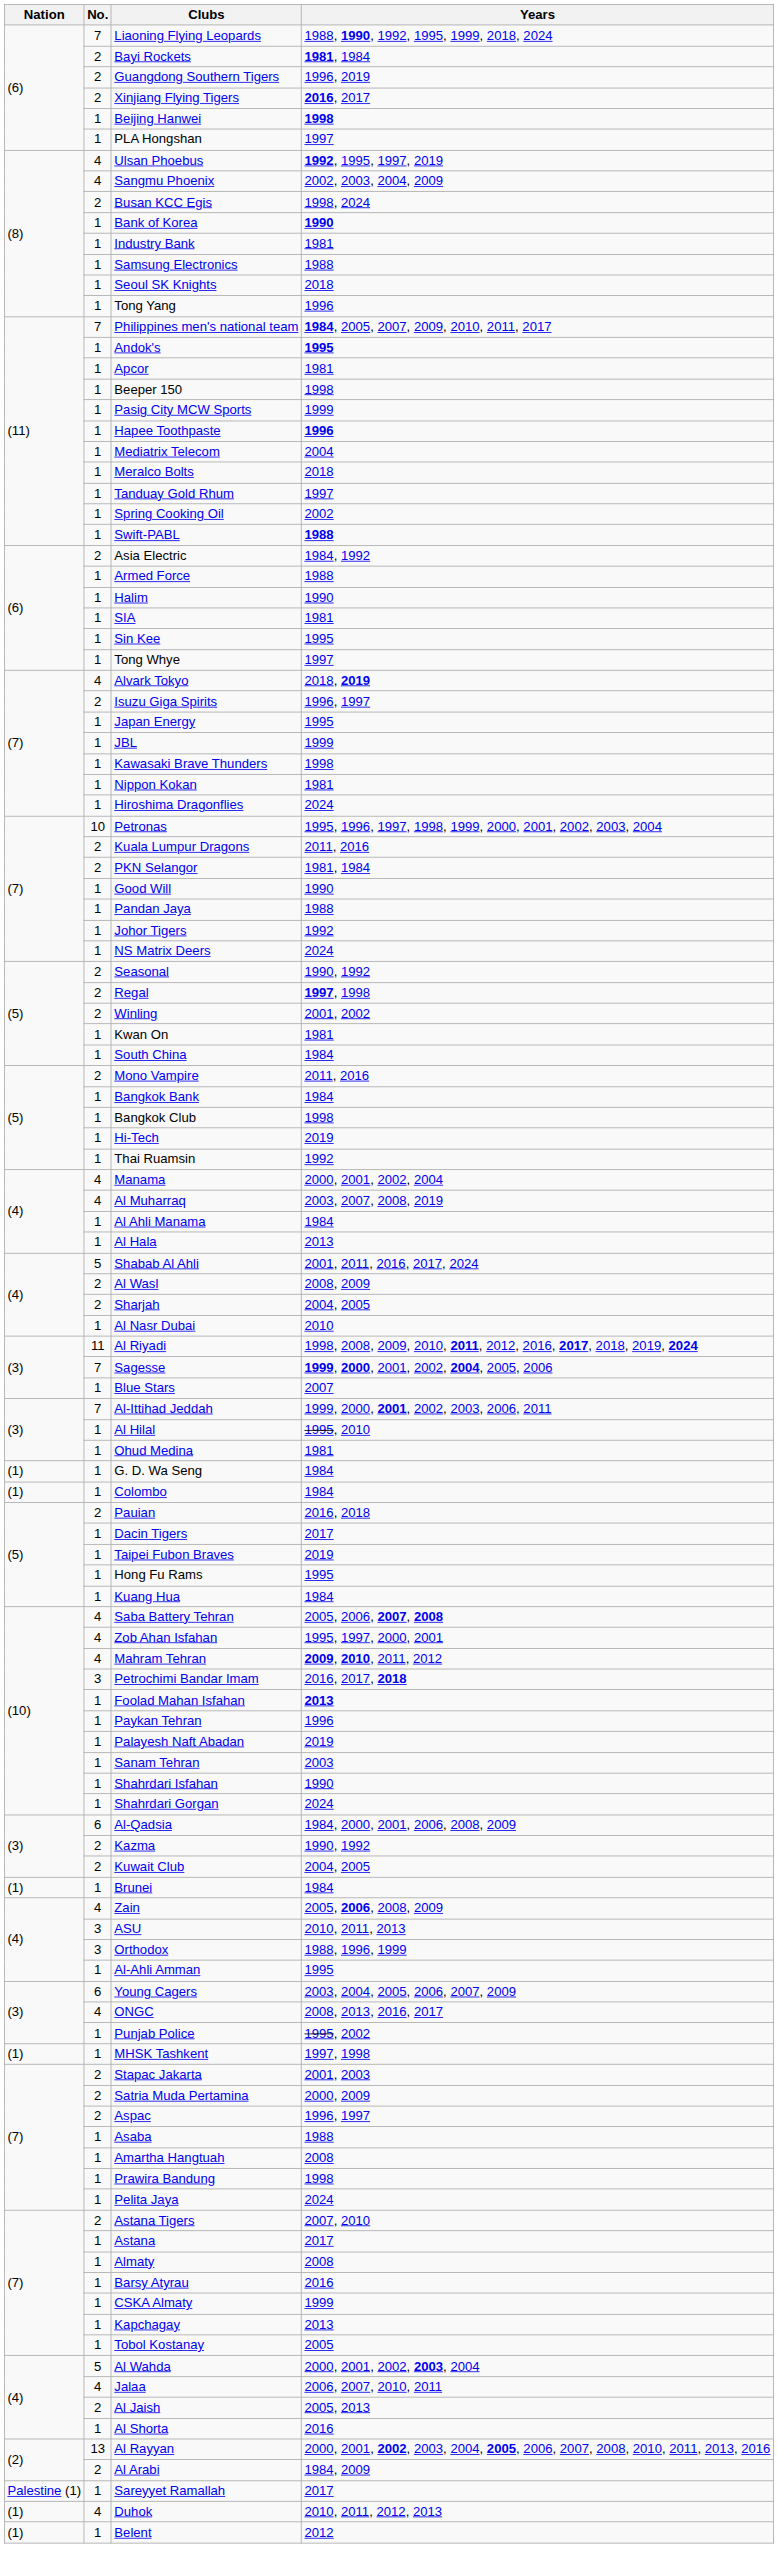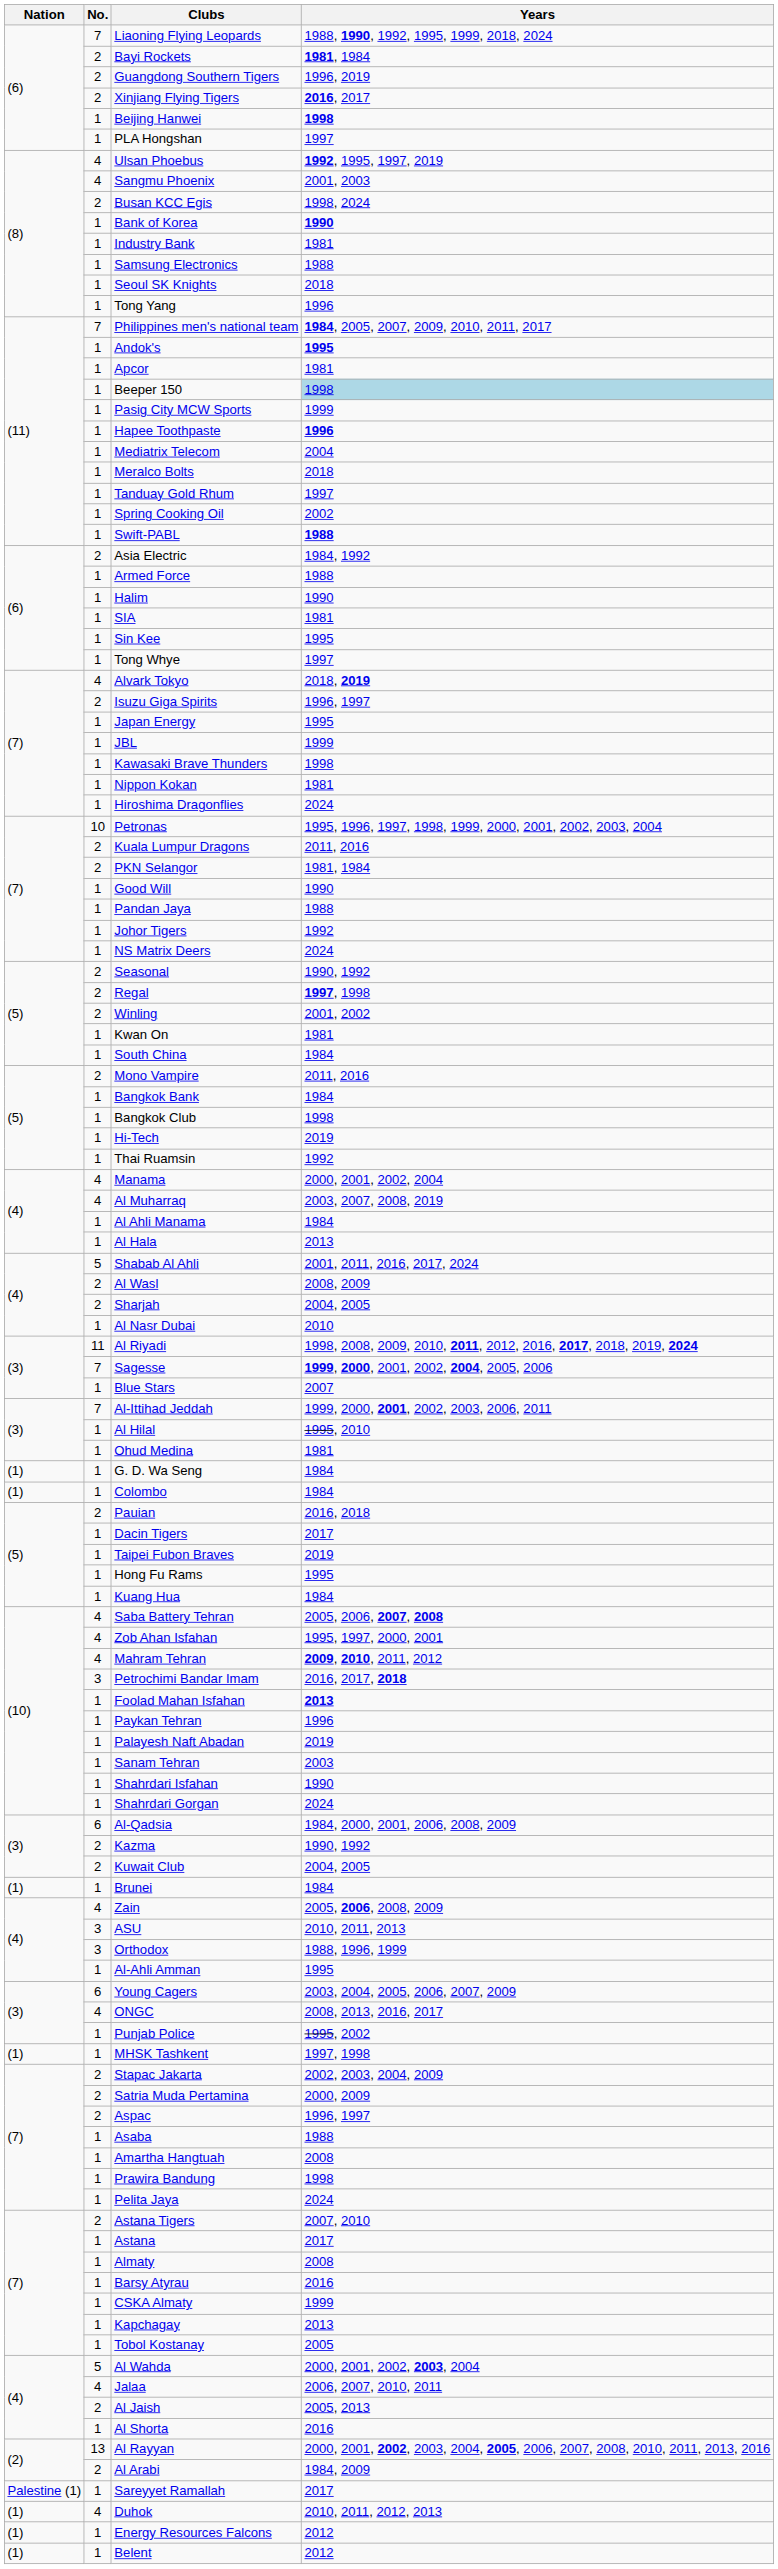(374, 181) 2002, 2003, 2004, 2009 -> (337, 181) 2001, 2003
(319, 389) no background -> (319, 389) lightblue background
(337, 2074) 2001, 2003 -> (374, 2074) 2002, 2003, 2004, 2009
+ row: (193, 2532)
